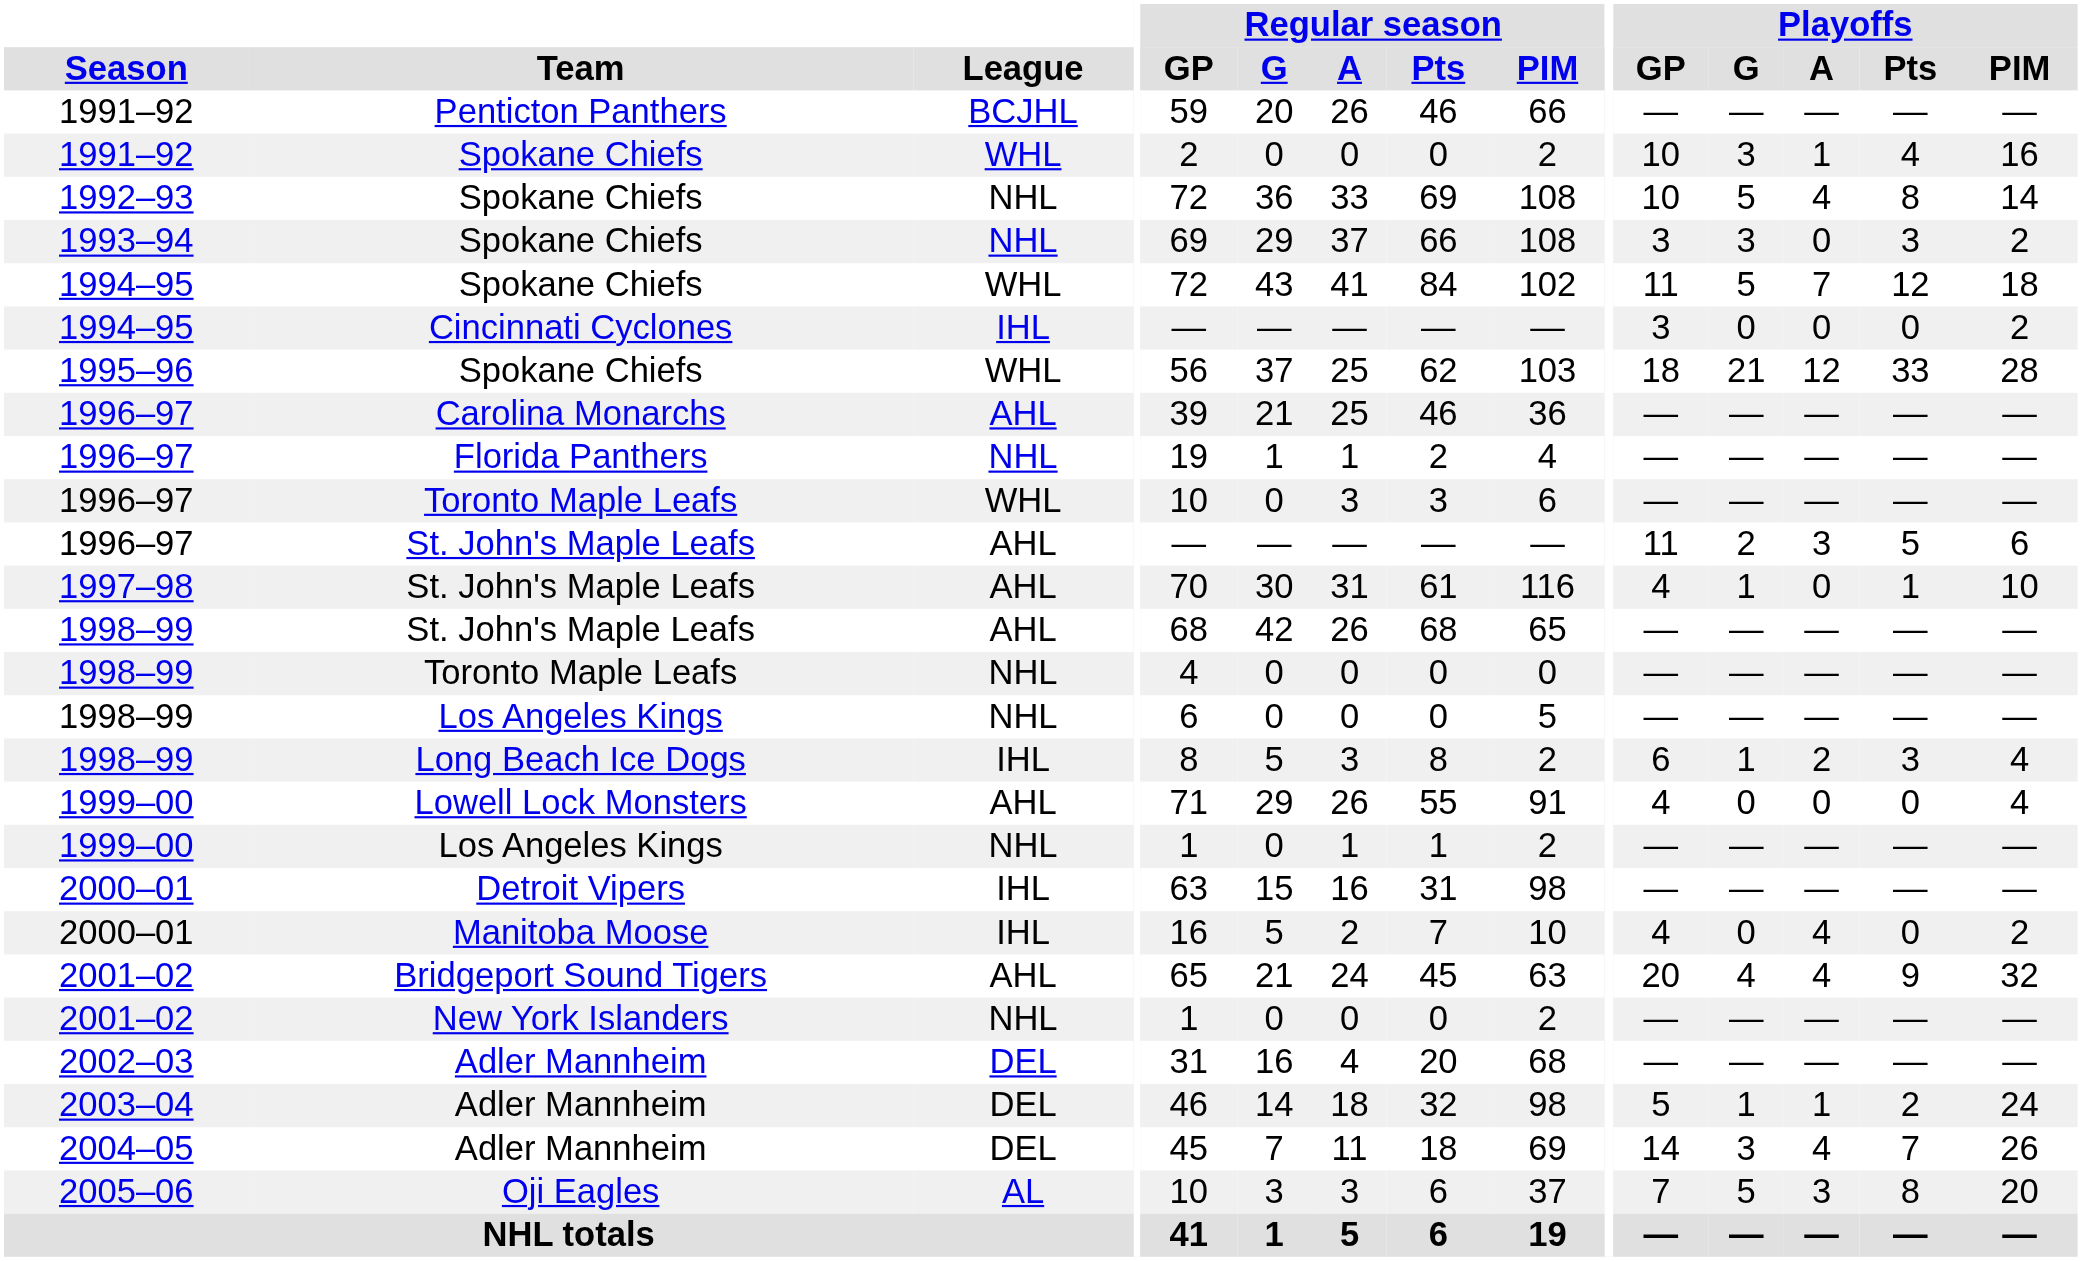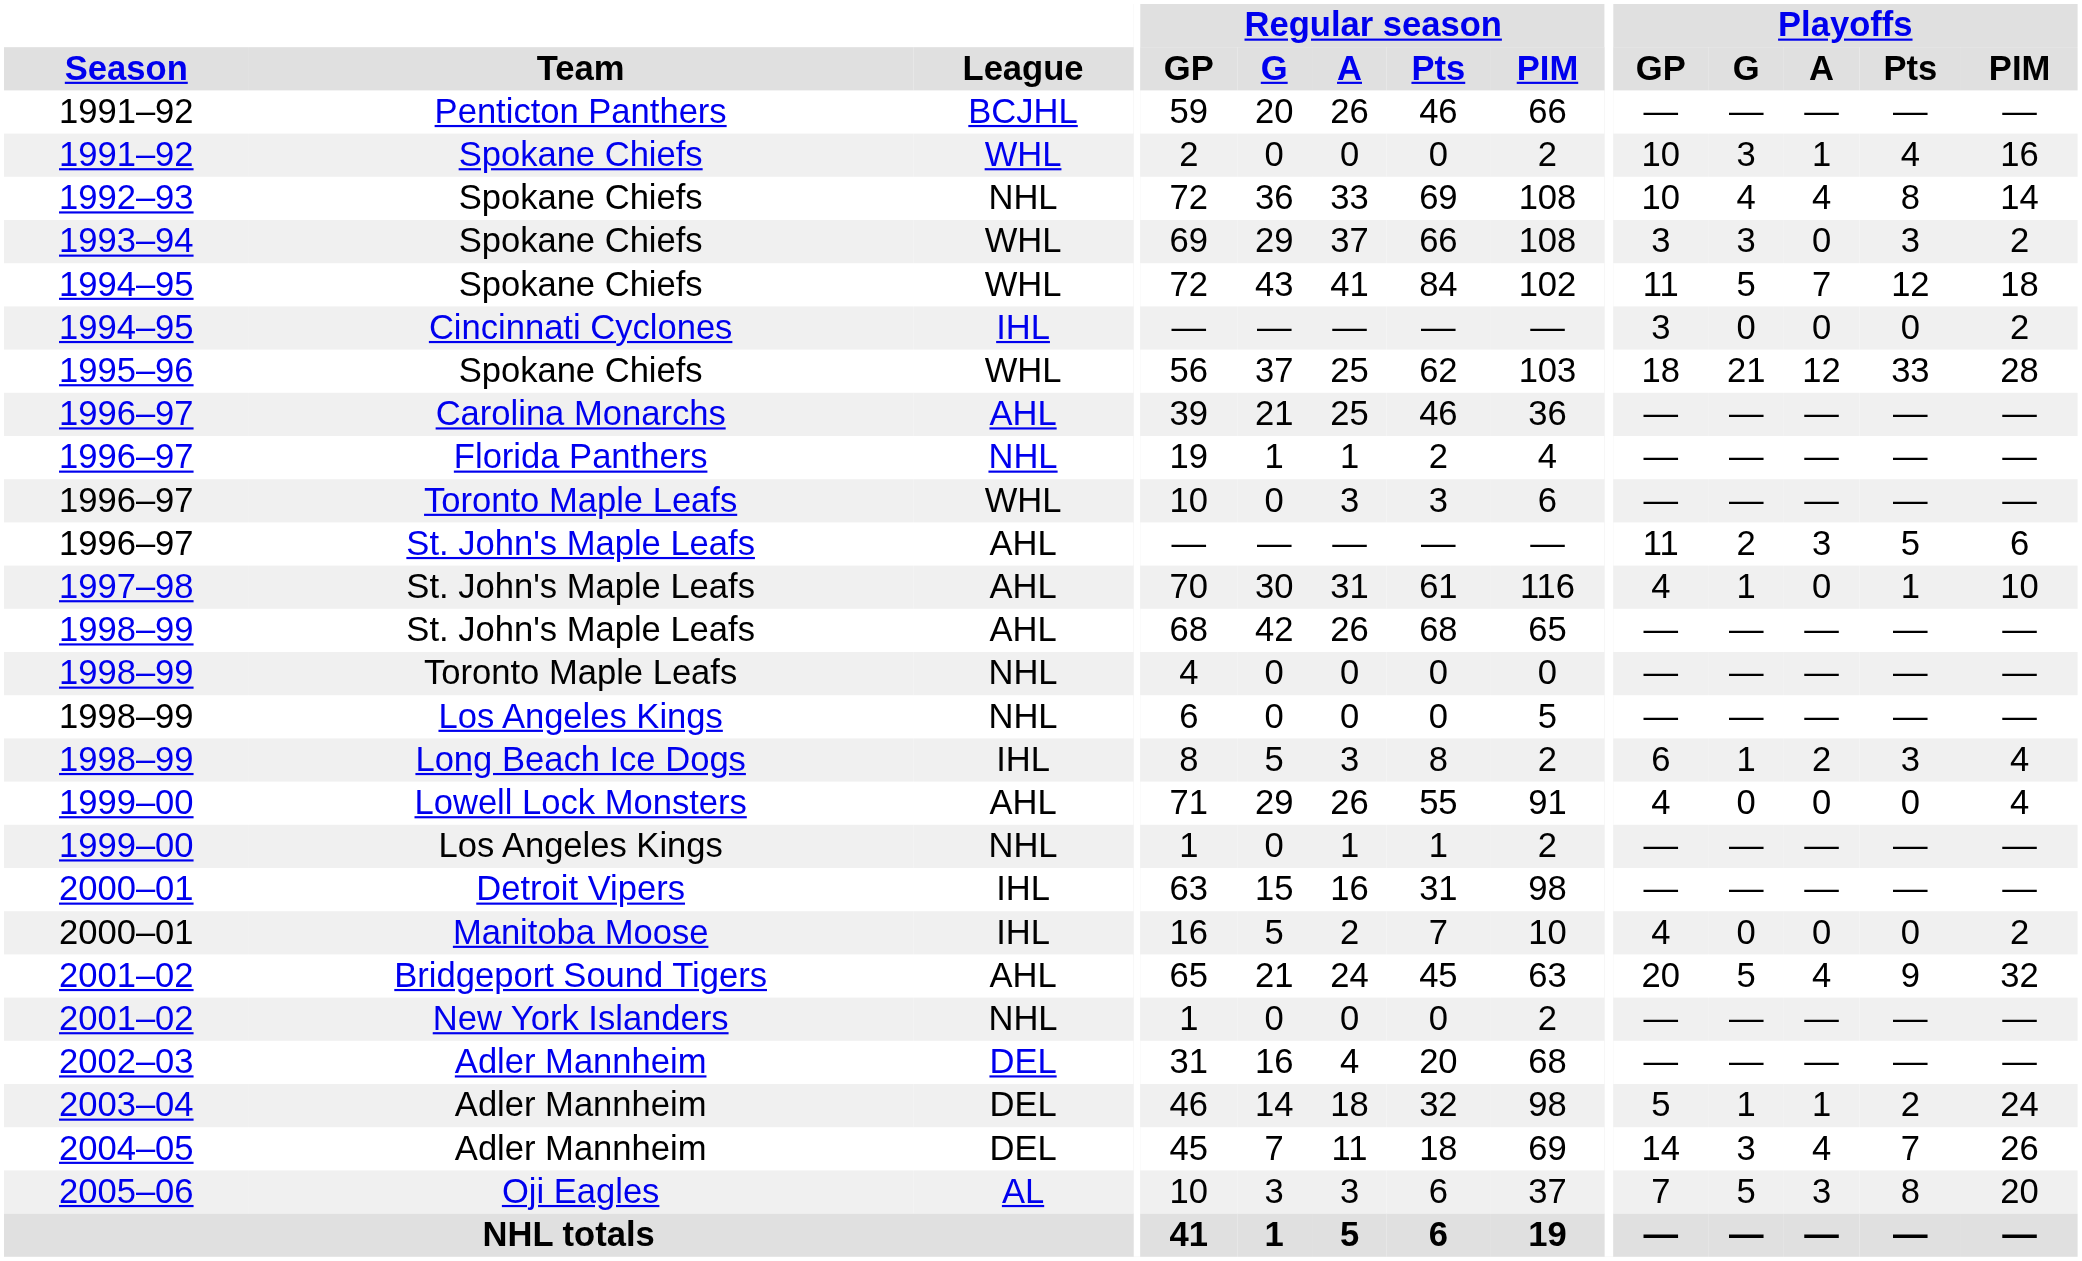(1746, 197) 5 -> (1746, 197) 4
(1023, 241) NHL -> (1023, 241) WHL
(1822, 932) 4 -> (1822, 932) 0
(1746, 975) 4 -> (1746, 975) 5
